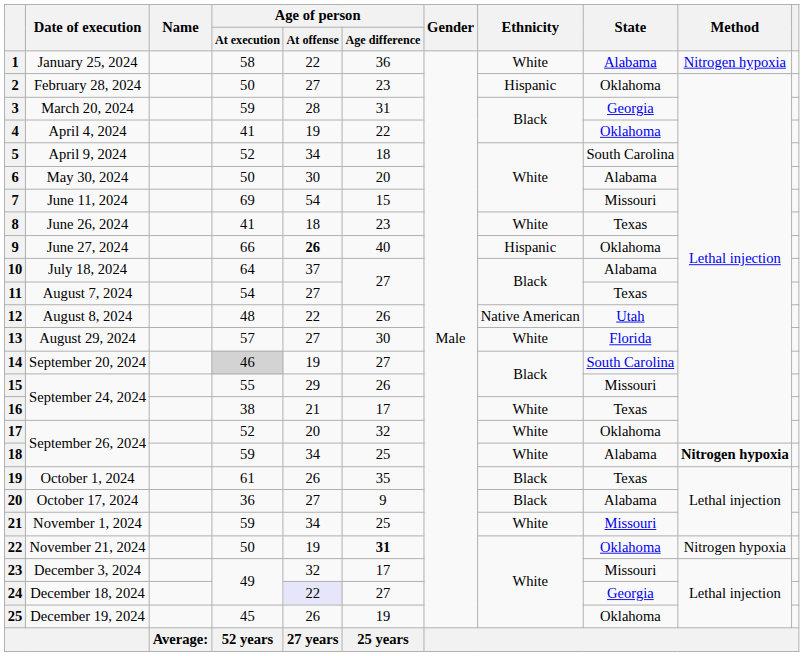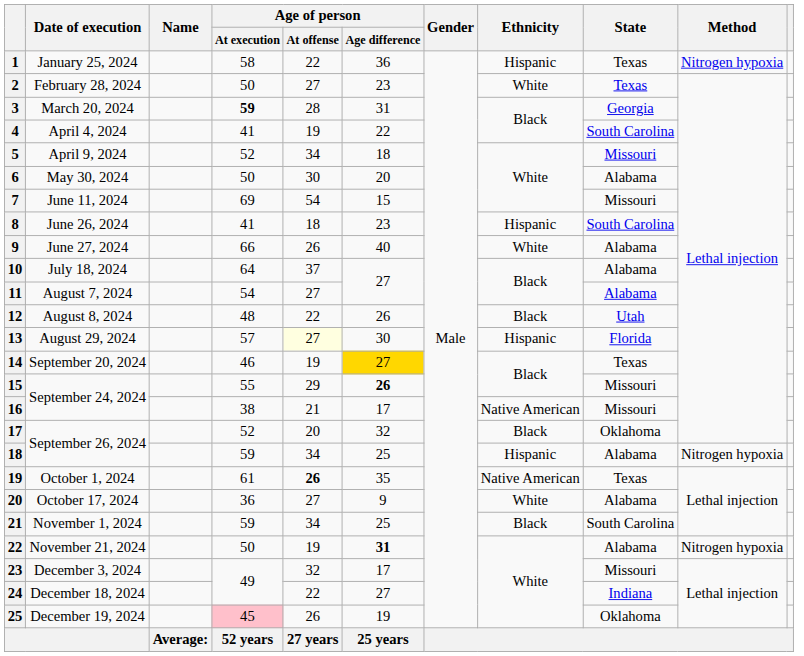(530, 62) White -> (530, 62) Hispanic
(630, 62) Alabama -> (630, 62) Texas
(530, 85) Hispanic -> (530, 85) White
(630, 85) Oklahoma -> (630, 85) Texas
(247, 108) normal -> (247, 108) bold
(630, 131) Oklahoma -> (630, 131) South Carolina
(630, 154) South Carolina -> (630, 154) Missouri
(530, 223) White -> (530, 223) Hispanic
(630, 223) Texas -> (630, 223) South Carolina
(313, 246) bold -> (313, 246) normal
(530, 246) Hispanic -> (530, 246) White
(630, 246) Oklahoma -> (630, 246) Alabama
(630, 293) Texas -> (630, 293) Alabama
(530, 316) Native American -> (530, 316) Black
(313, 339) no background -> (313, 339) lightyellow background
(530, 339) White -> (530, 339) Hispanic
(247, 362) lightgrey background -> (247, 362) no background
(383, 362) no background -> (383, 362) gold background
(630, 362) South Carolina -> (630, 362) Texas
(383, 385) normal -> (383, 385) bold
(530, 408) White -> (530, 408) Native American
(630, 408) Texas -> (630, 408) Missouri
(530, 431) White -> (530, 431) Black
(530, 454) White -> (530, 454) Hispanic
(735, 454) bold -> (732, 454) normal
(313, 477) normal -> (313, 477) bold
(530, 477) Black -> (530, 477) Native American
(530, 500) Black -> (530, 500) White
(530, 524) White -> (530, 524) Black
(630, 524) Missouri -> (630, 524) South Carolina
(630, 547) Oklahoma -> (630, 547) Alabama
(313, 593) lavender background -> (313, 593) no background
(630, 593) Georgia -> (630, 593) Indiana
(247, 616) no background -> (247, 616) pink background
